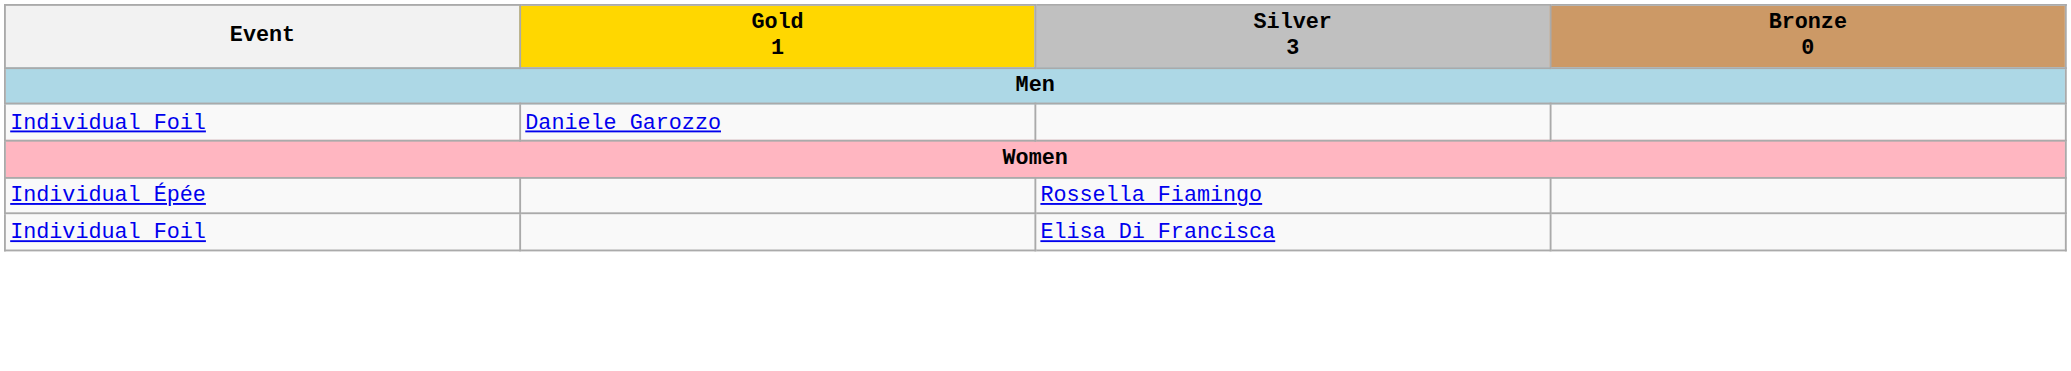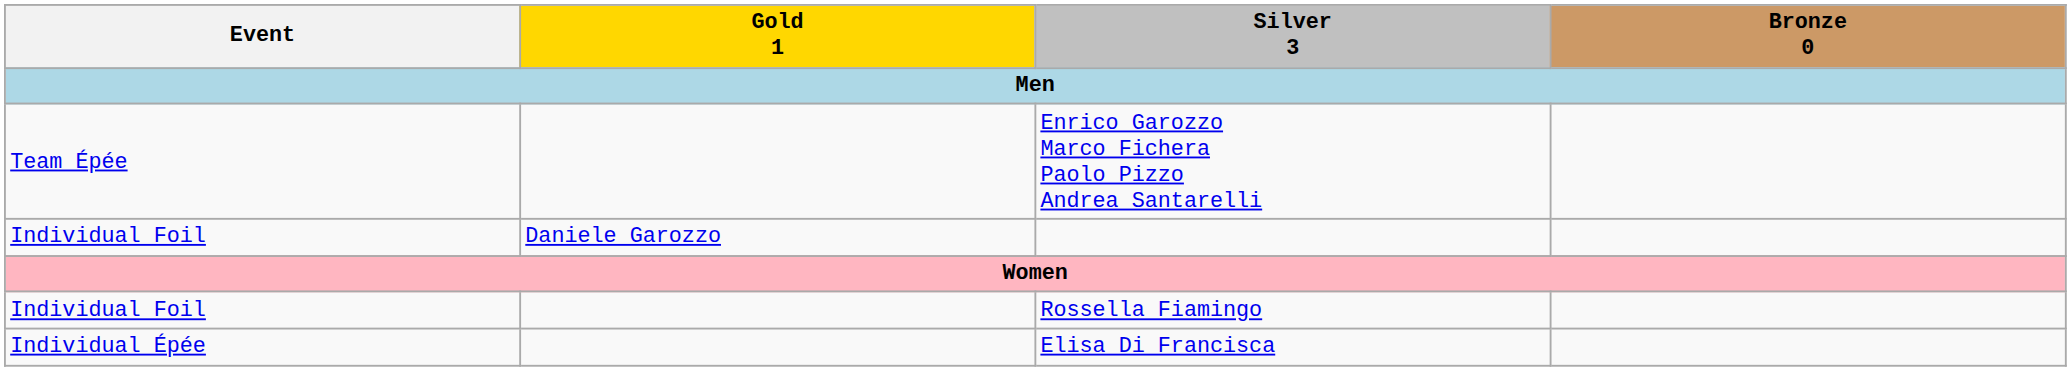+ row: (1151, 161)
(108, 195) Individual Épée -> (108, 310) Individual Foil
(108, 232) Individual Foil -> (108, 346) Individual Épée
